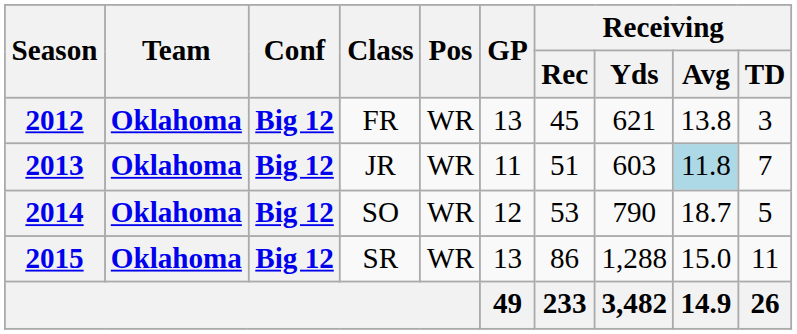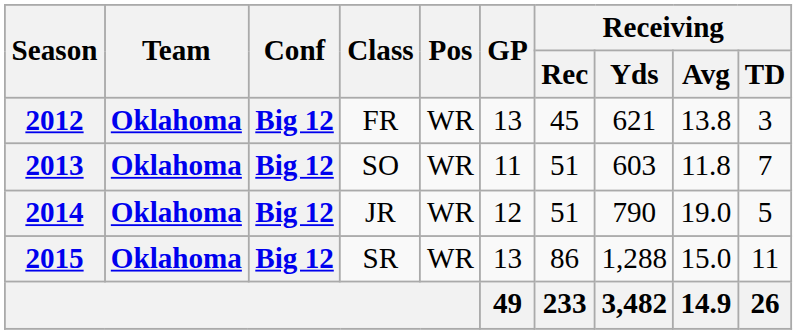(380, 166) JR -> (380, 166) SO
(706, 166) lightblue background -> (706, 166) no background
(380, 212) SO -> (380, 212) JR
(565, 212) 53 -> (565, 212) 51
(706, 212) 18.7 -> (706, 212) 19.0
